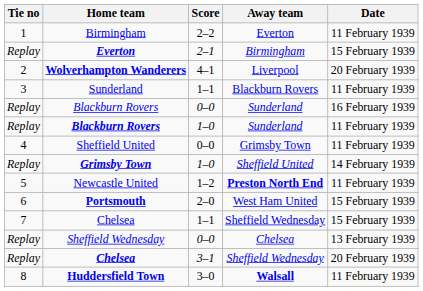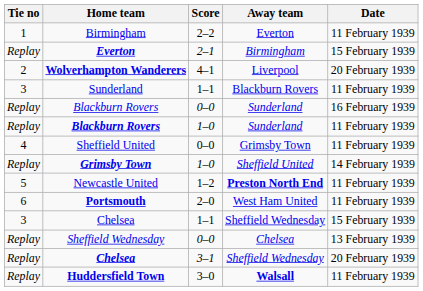(373, 201) 15 February 1939 -> (373, 201) 11 February 1939
(24, 220) 7 -> (24, 220) 3
(24, 276) 8 -> (24, 276) Replay
